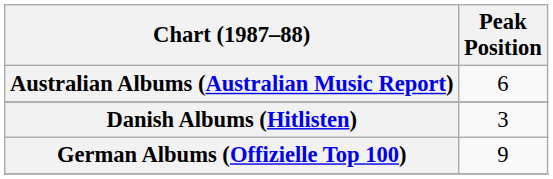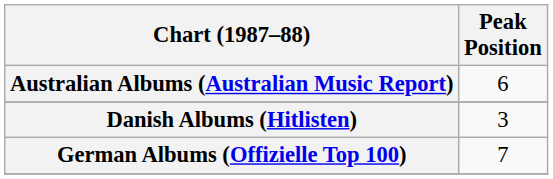(503, 155) 9 -> (503, 155) 7
